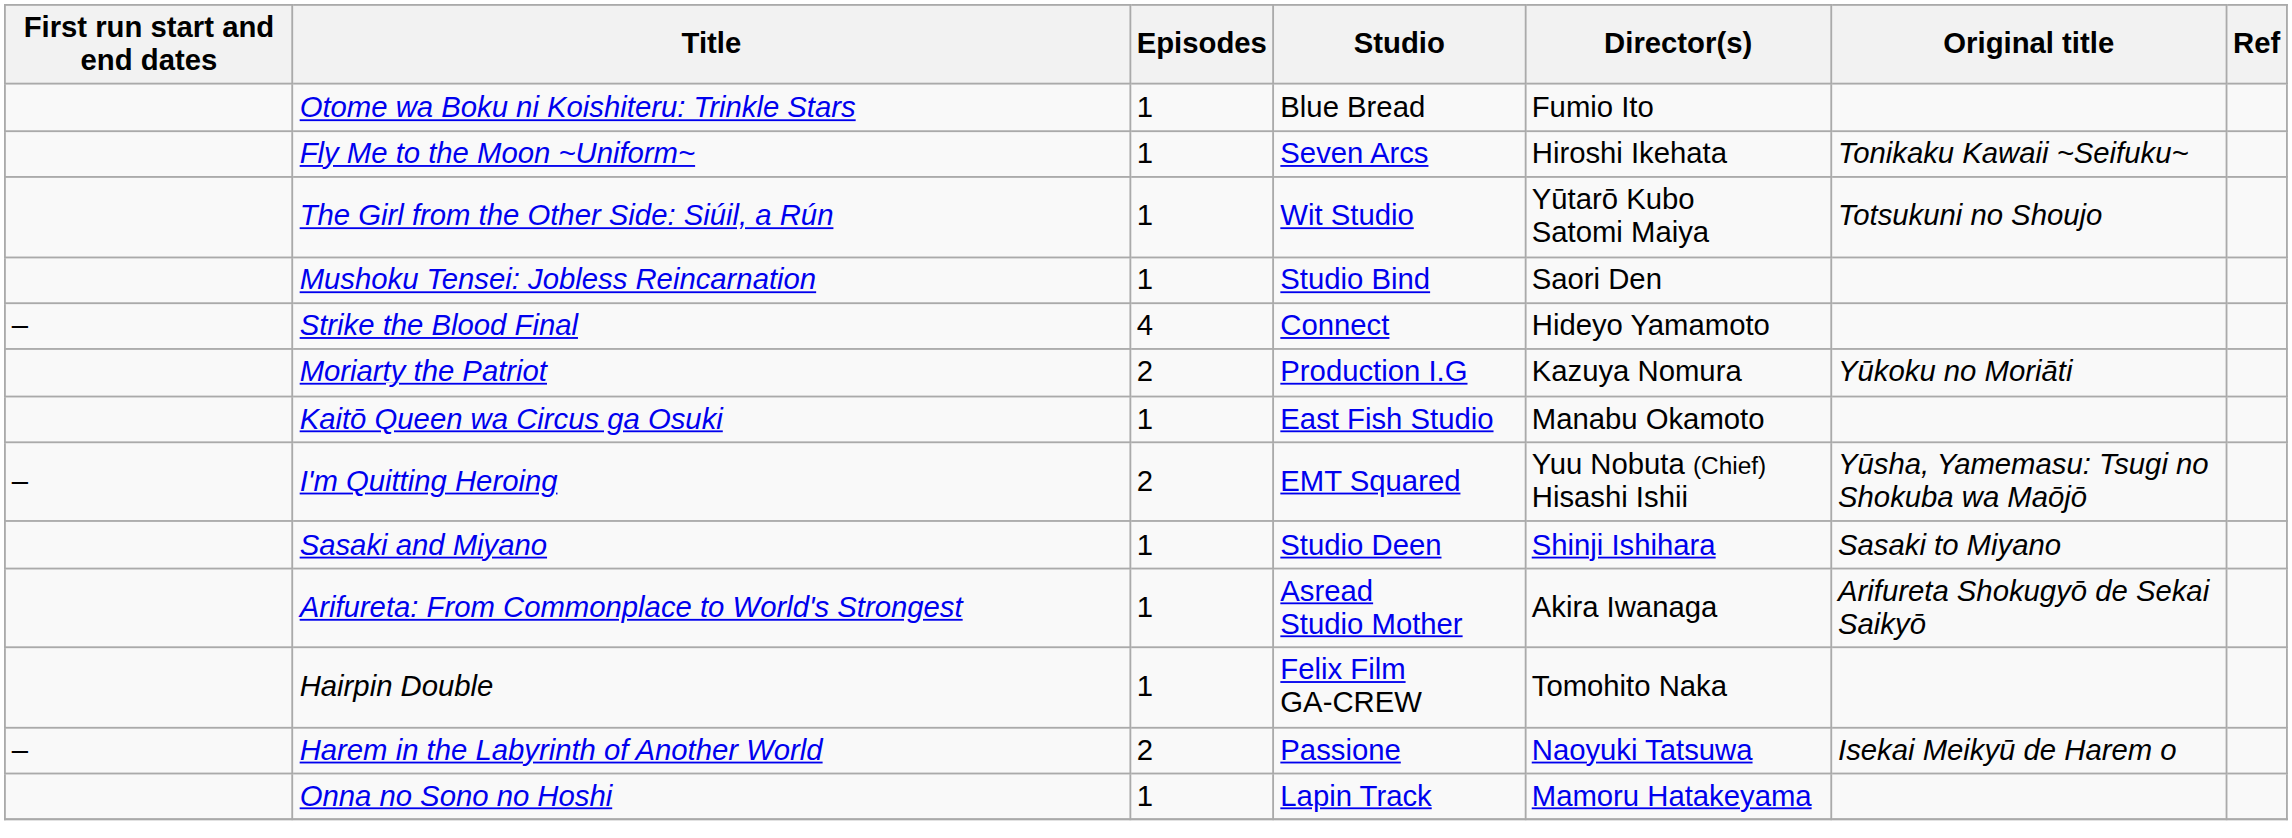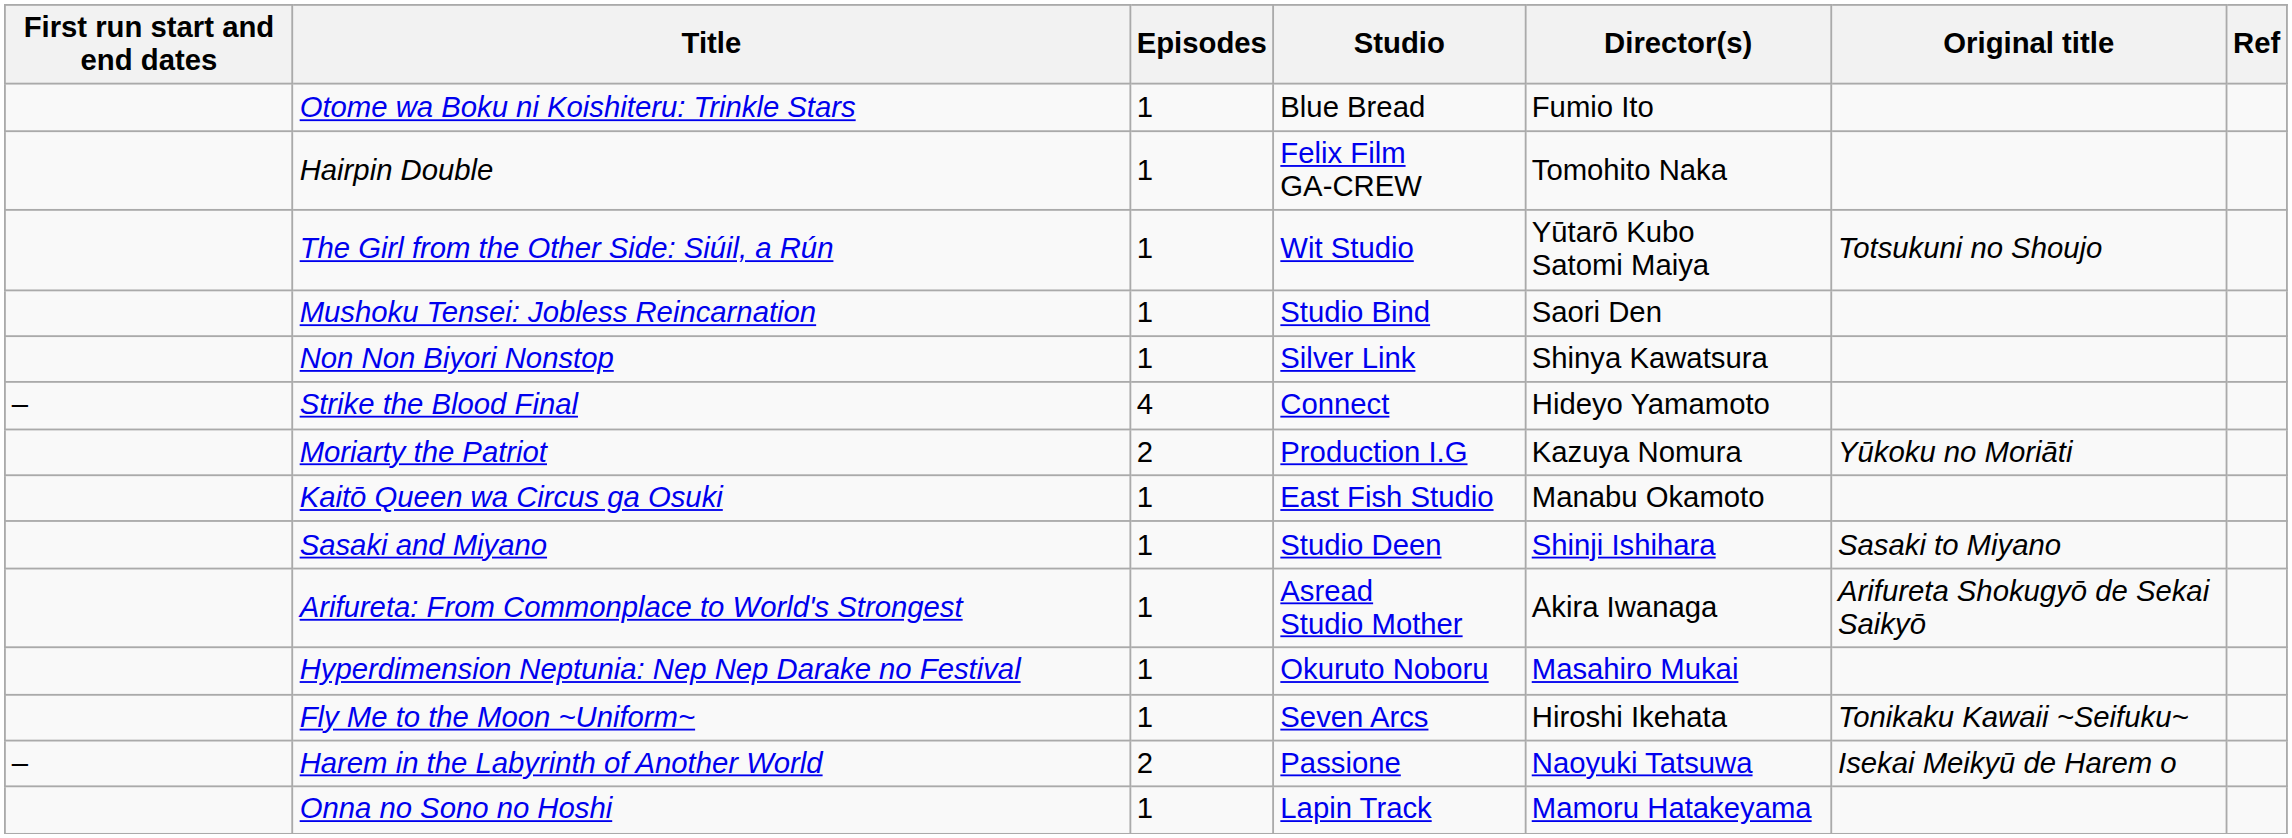rows swapped: (397, 686) <-> (497, 153)
+ row: (457, 358)
- row: (429, 481)
+ row: (660, 670)
